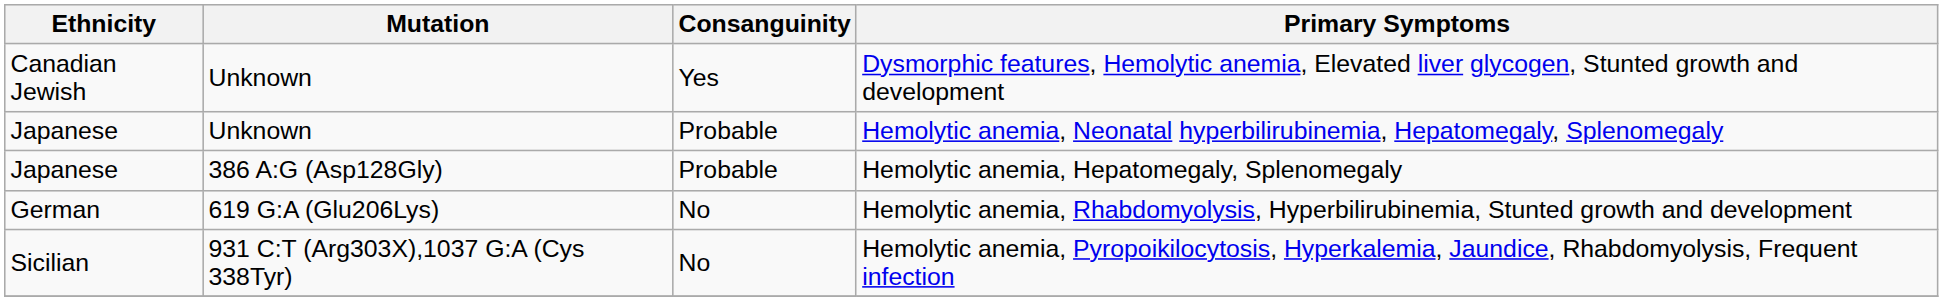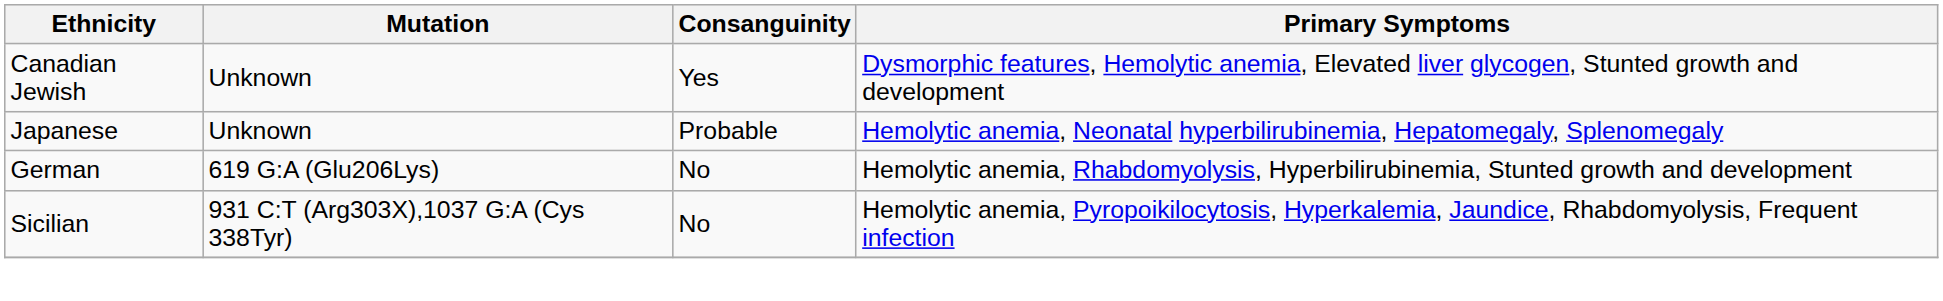- row: (1132, 170)
